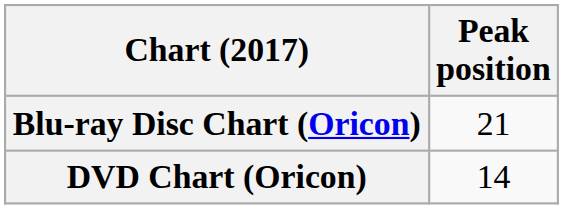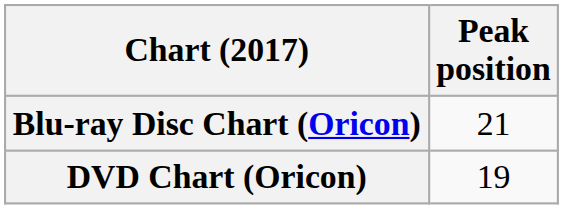(494, 176) 14 -> (494, 176) 19
